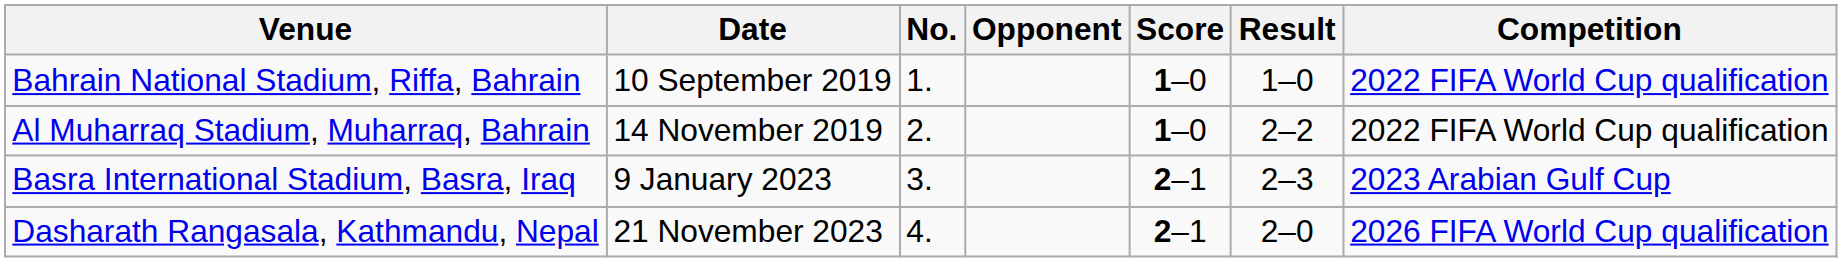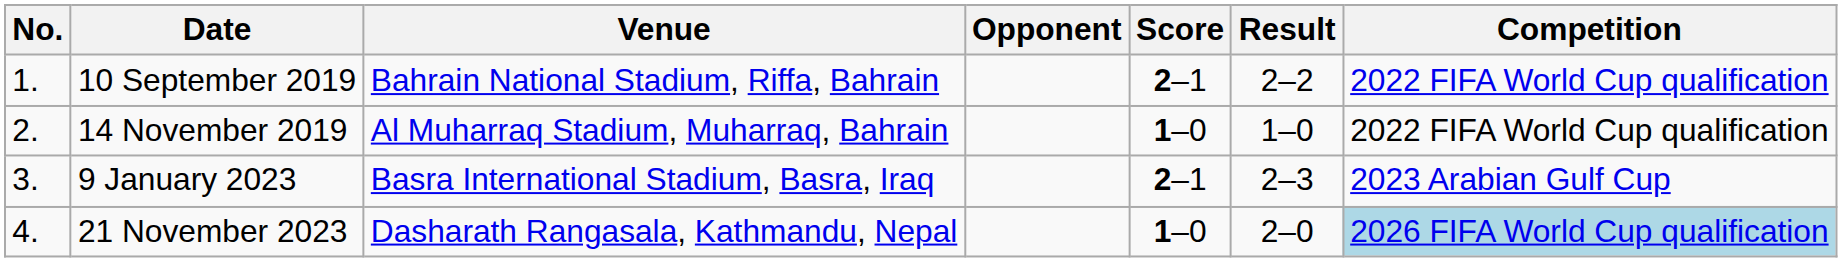columns swapped: (932, 29) <-> (306, 29)
(1180, 79) 1–0 -> (1180, 79) 2–1
(1287, 79) 1–0 -> (1287, 79) 2–2
(1287, 130) 2–2 -> (1287, 130) 1–0
(1180, 230) 2–1 -> (1180, 230) 1–0
(1589, 230) no background -> (1589, 230) lightblue background
